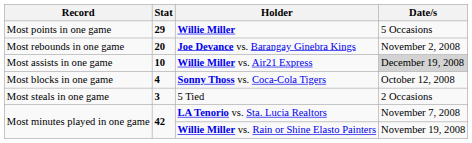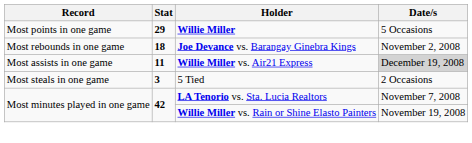(160, 46) 20 -> (160, 46) 18
(160, 63) 10 -> (159, 63) 11
- row: (252, 79)
